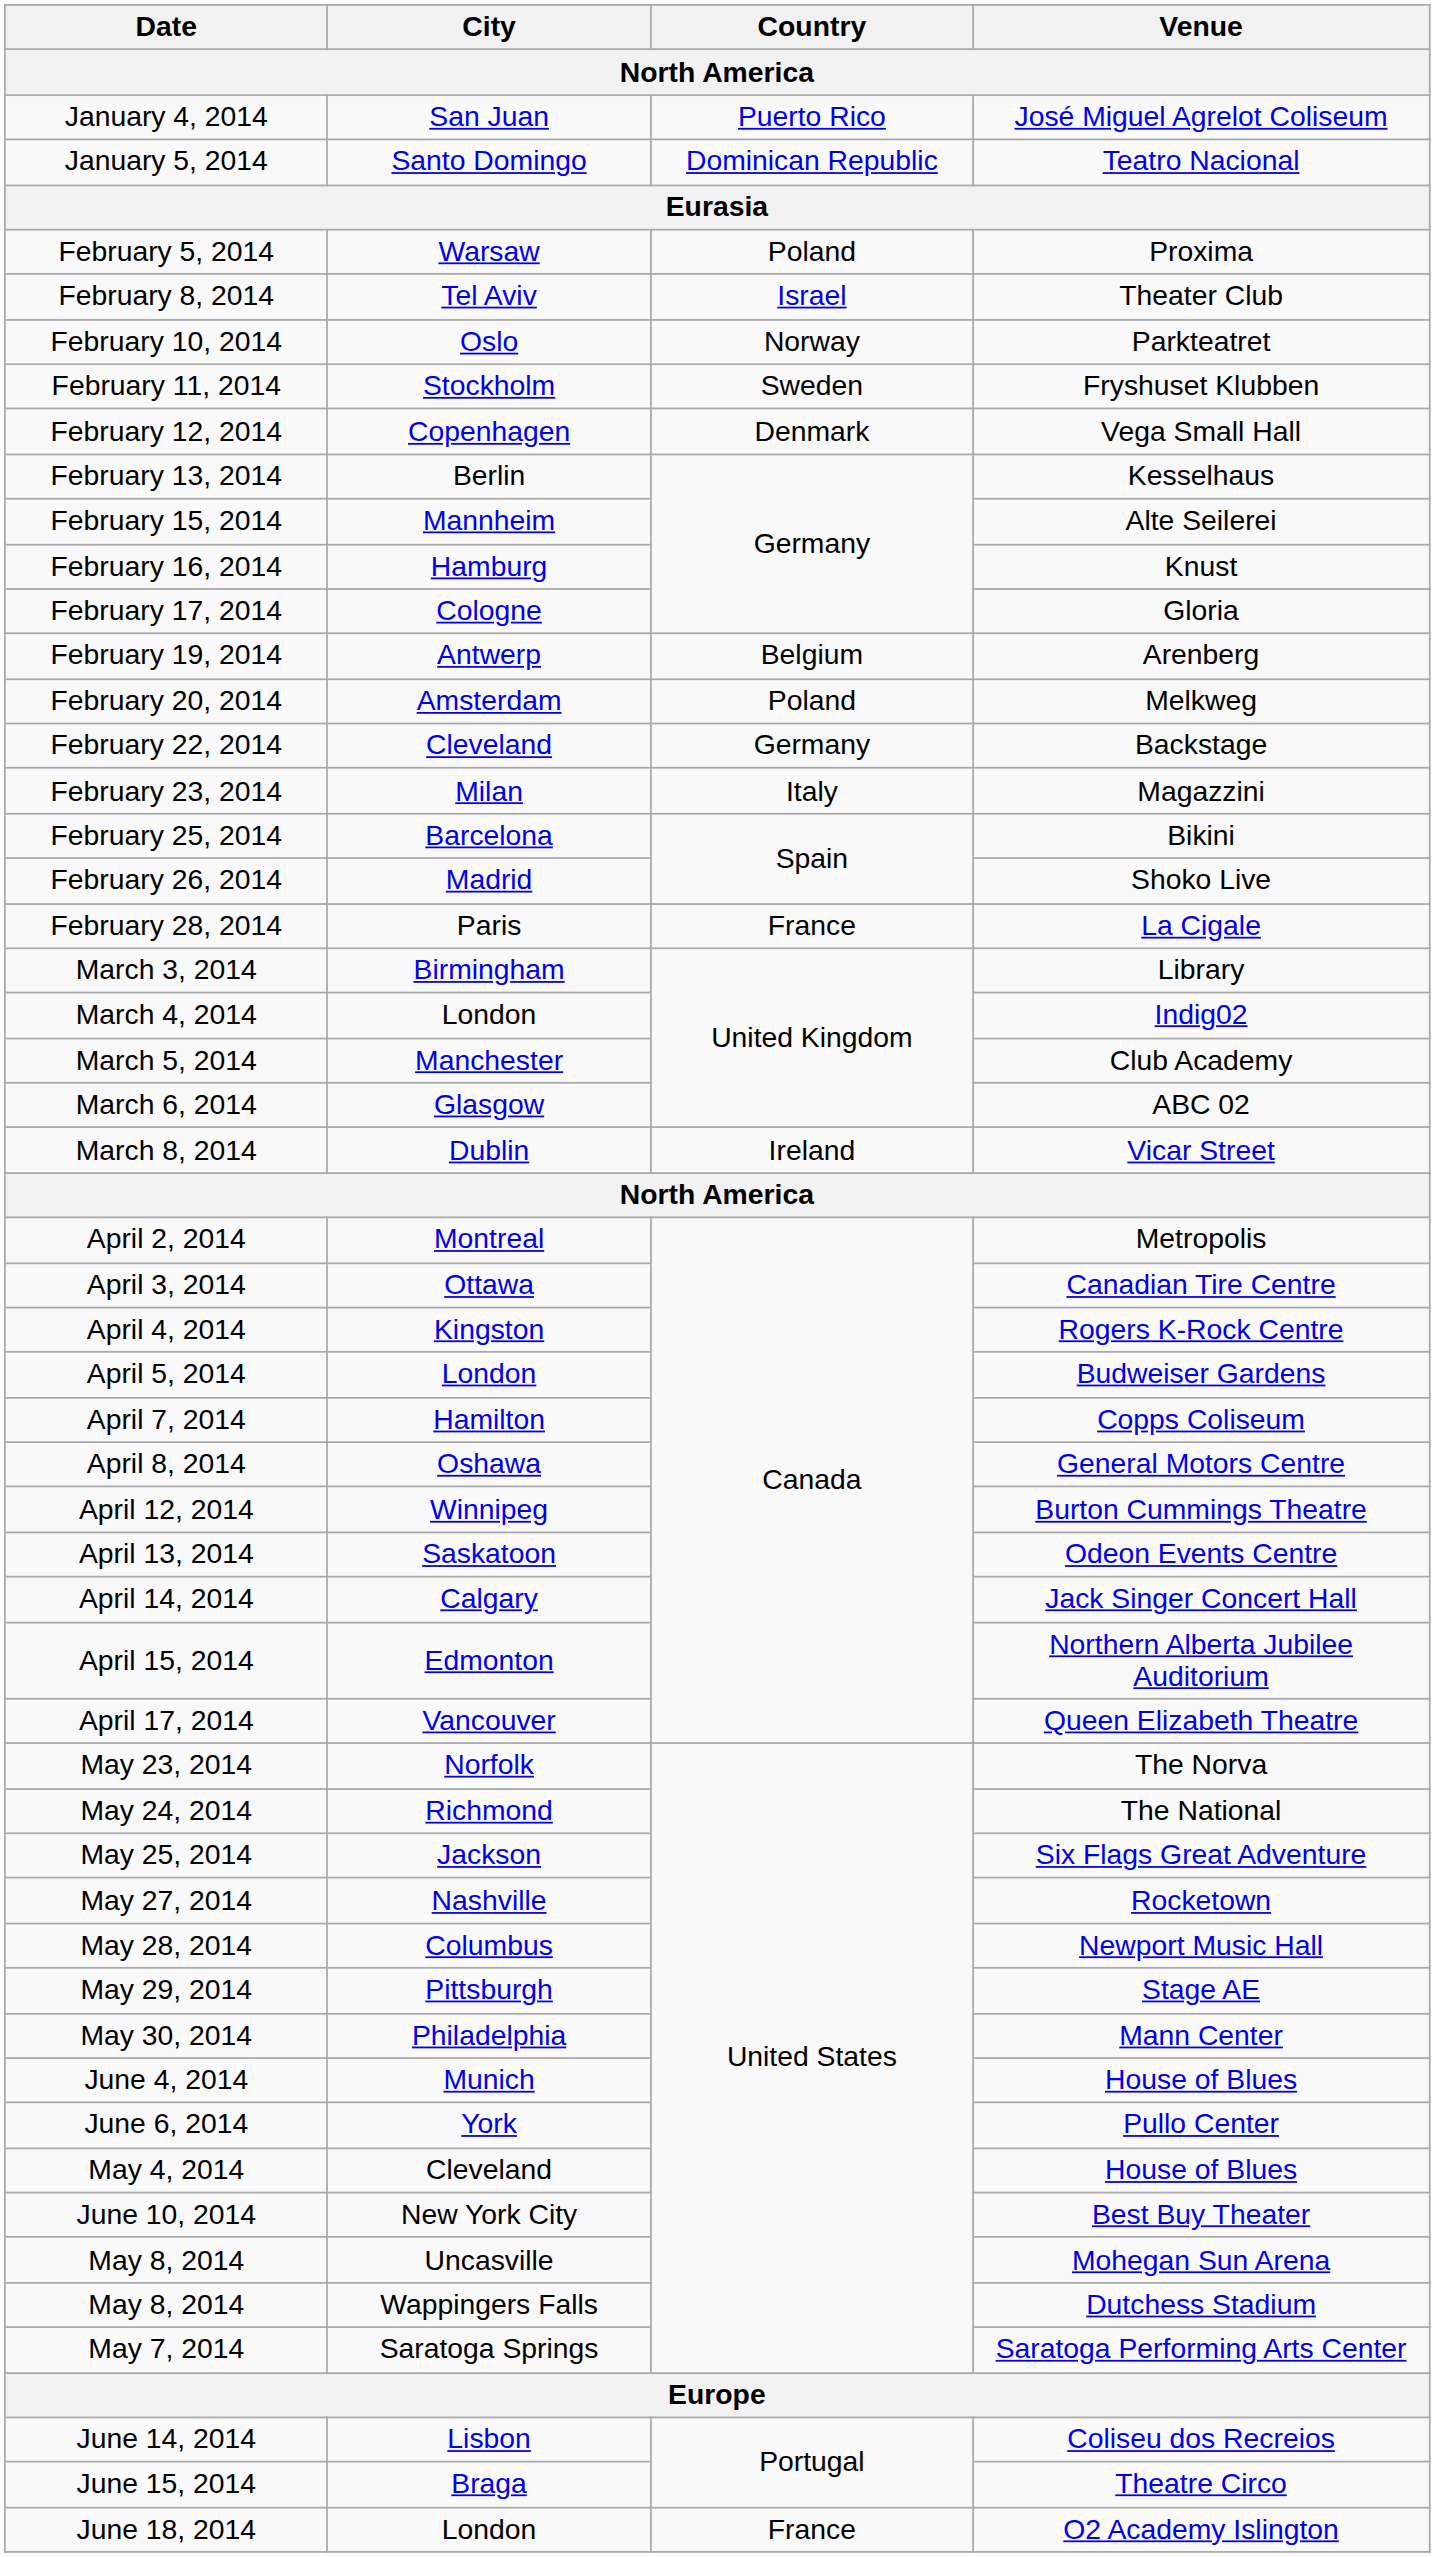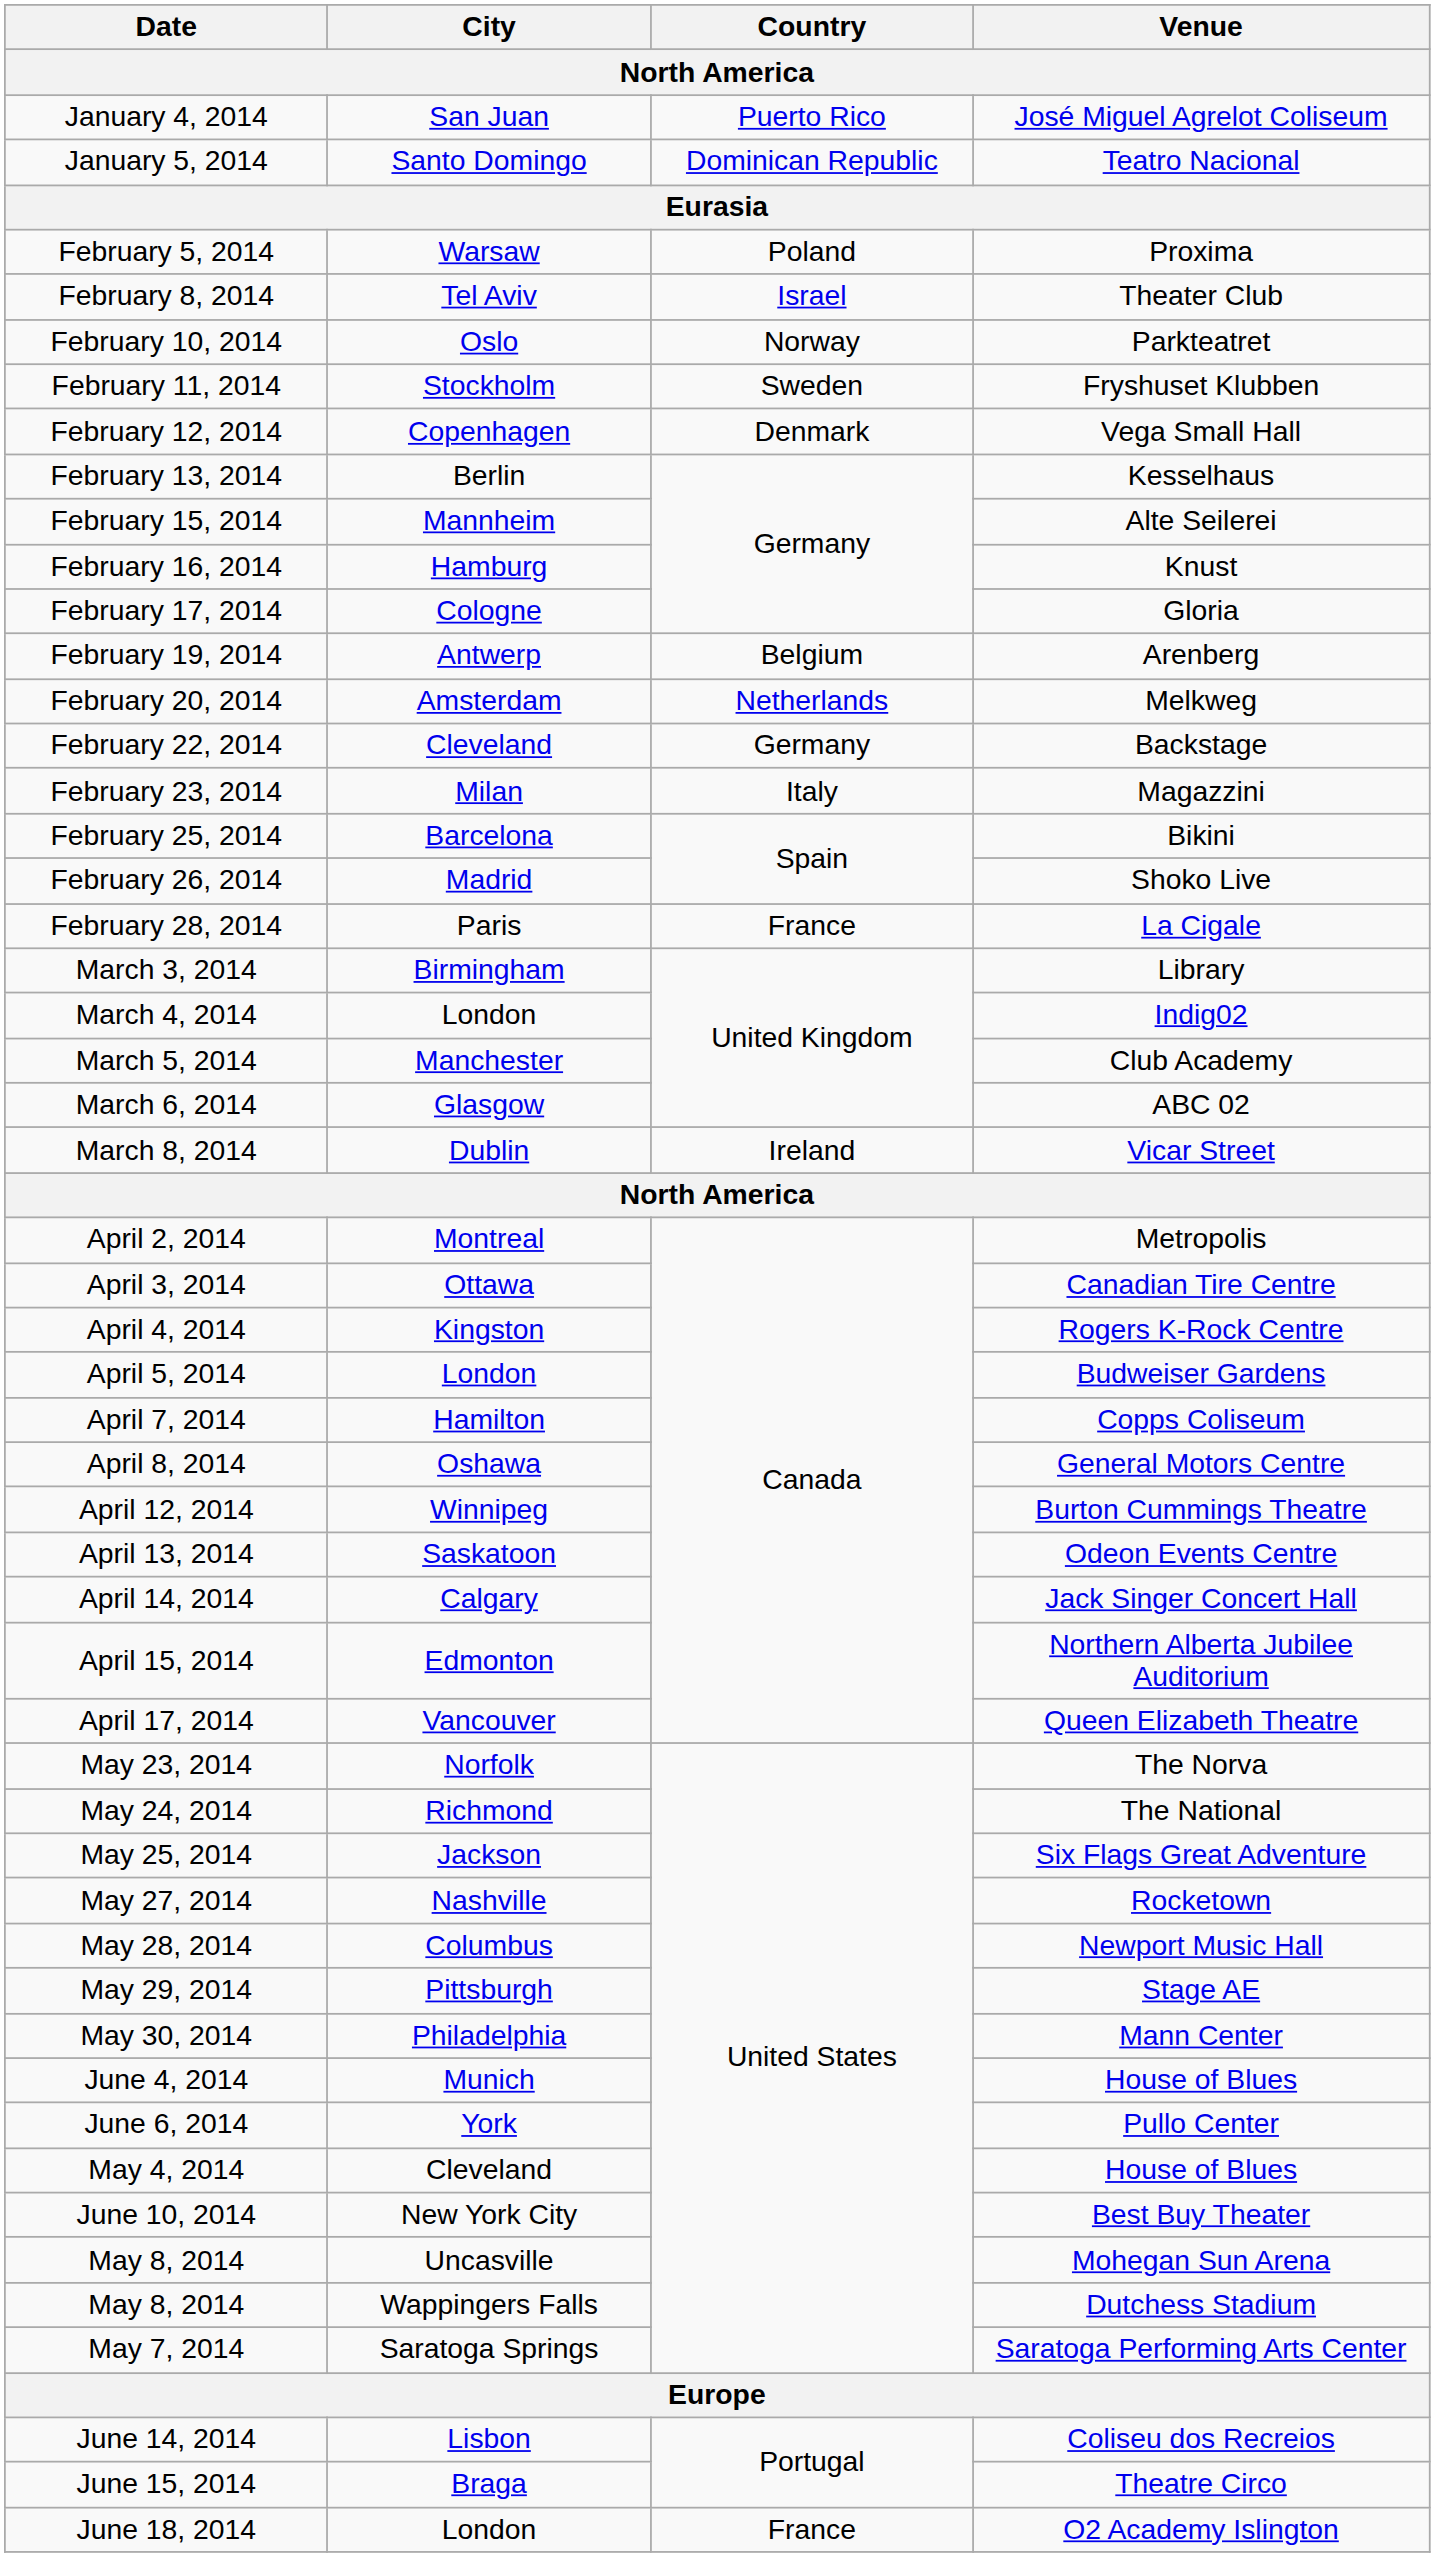(812, 700) Poland -> (812, 700) Netherlands
